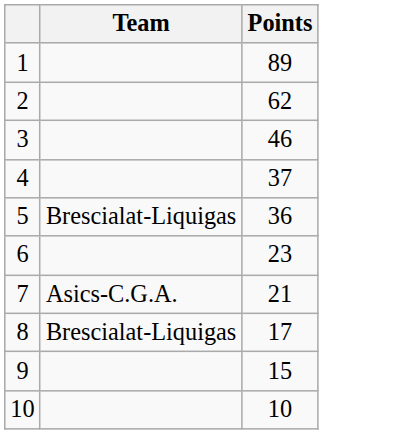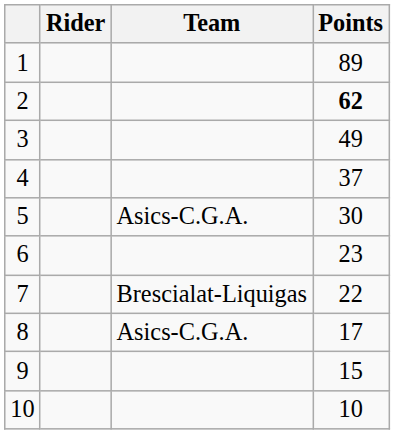+ column: (76, 23)
(280, 100) normal -> (351, 100) bold
(280, 139) 46 -> (351, 139) 49
(141, 216) Brescialat-Liquigas -> (182, 216) Asics-C.G.A.
(280, 216) 36 -> (351, 216) 30
(112, 293) Asics-C.G.A. -> (212, 293) Brescialat-Liquigas
(280, 293) 21 -> (351, 293) 22
(141, 332) Brescialat-Liquigas -> (182, 332) Asics-C.G.A.
